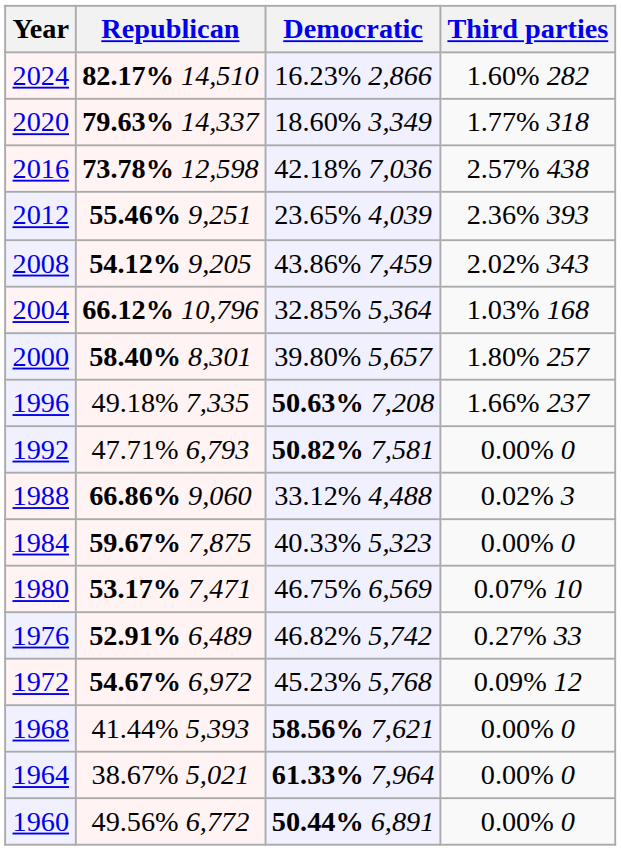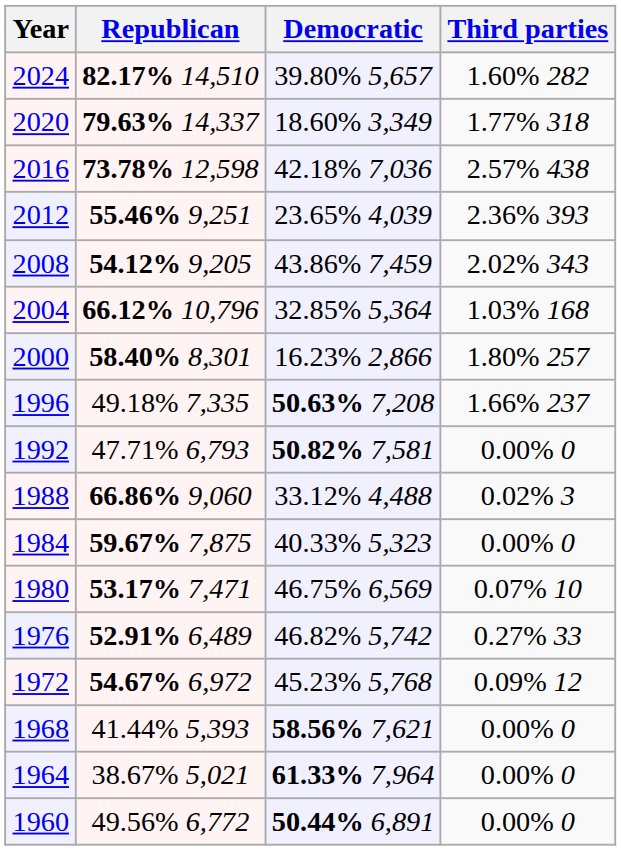(353, 75) 16.23% 2,866 -> (353, 75) 39.80% 5,657
(353, 355) 39.80% 5,657 -> (353, 355) 16.23% 2,866
